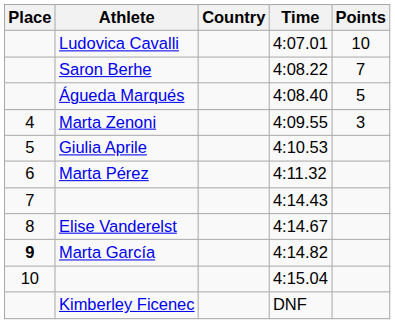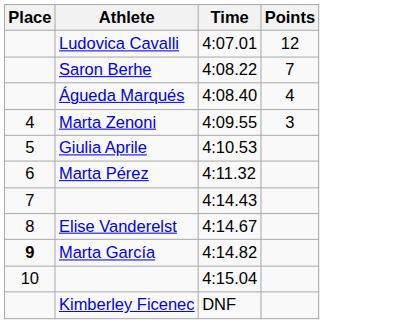- column: (234, 17)
(361, 43) 10 -> (290, 43) 12
(361, 95) 5 -> (290, 95) 4
